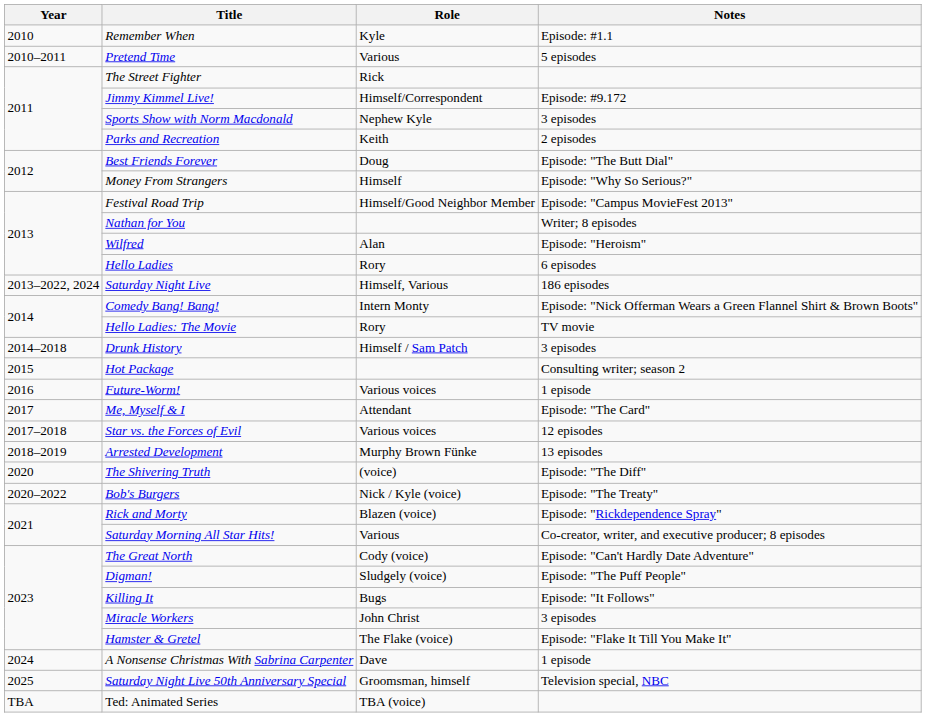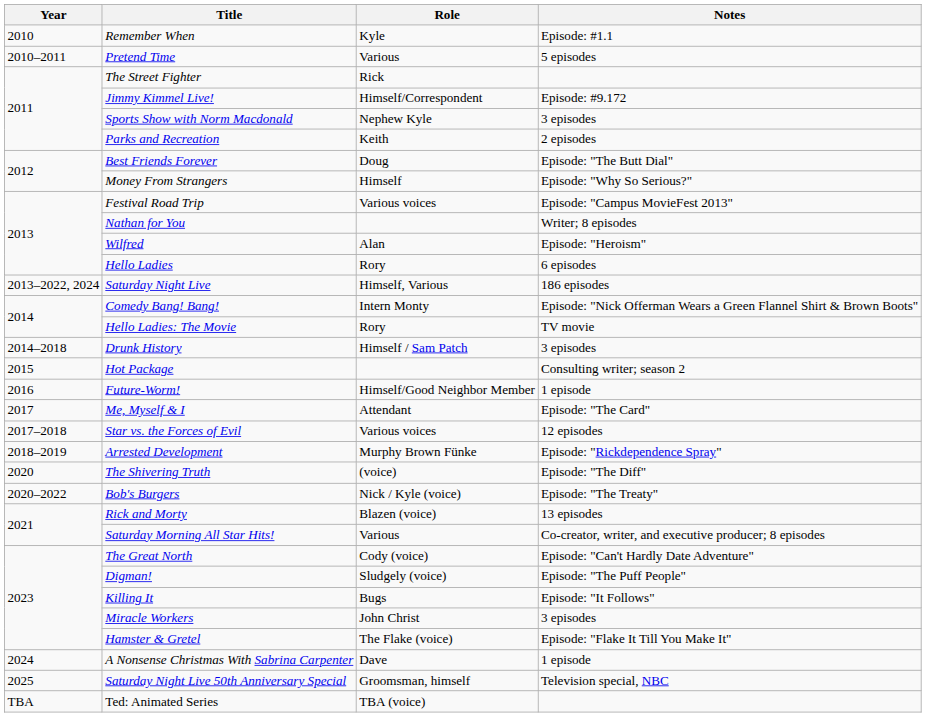(447, 202) Himself/Good Neighbor Member -> (398, 202) Various voices
(398, 389) Various voices -> (447, 389) Himself/Good Neighbor Member
(572, 451) 13 episodes -> (631, 451) Episode: "Rickdependence Spray"
(631, 514) Episode: "Rickdependence Spray" -> (572, 514) 13 episodes
